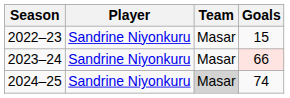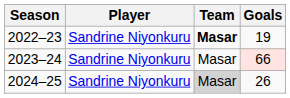(216, 37) normal -> (217, 37) bold
(261, 37) 15 -> (263, 37) 19
(261, 81) 74 -> (263, 81) 26
